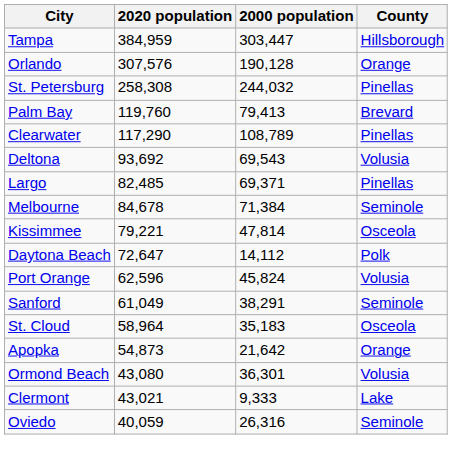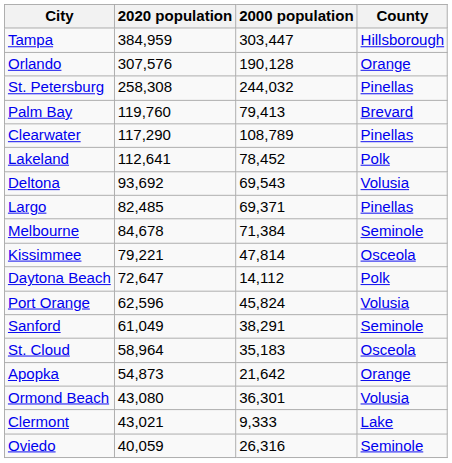+ row: (38, 159)
